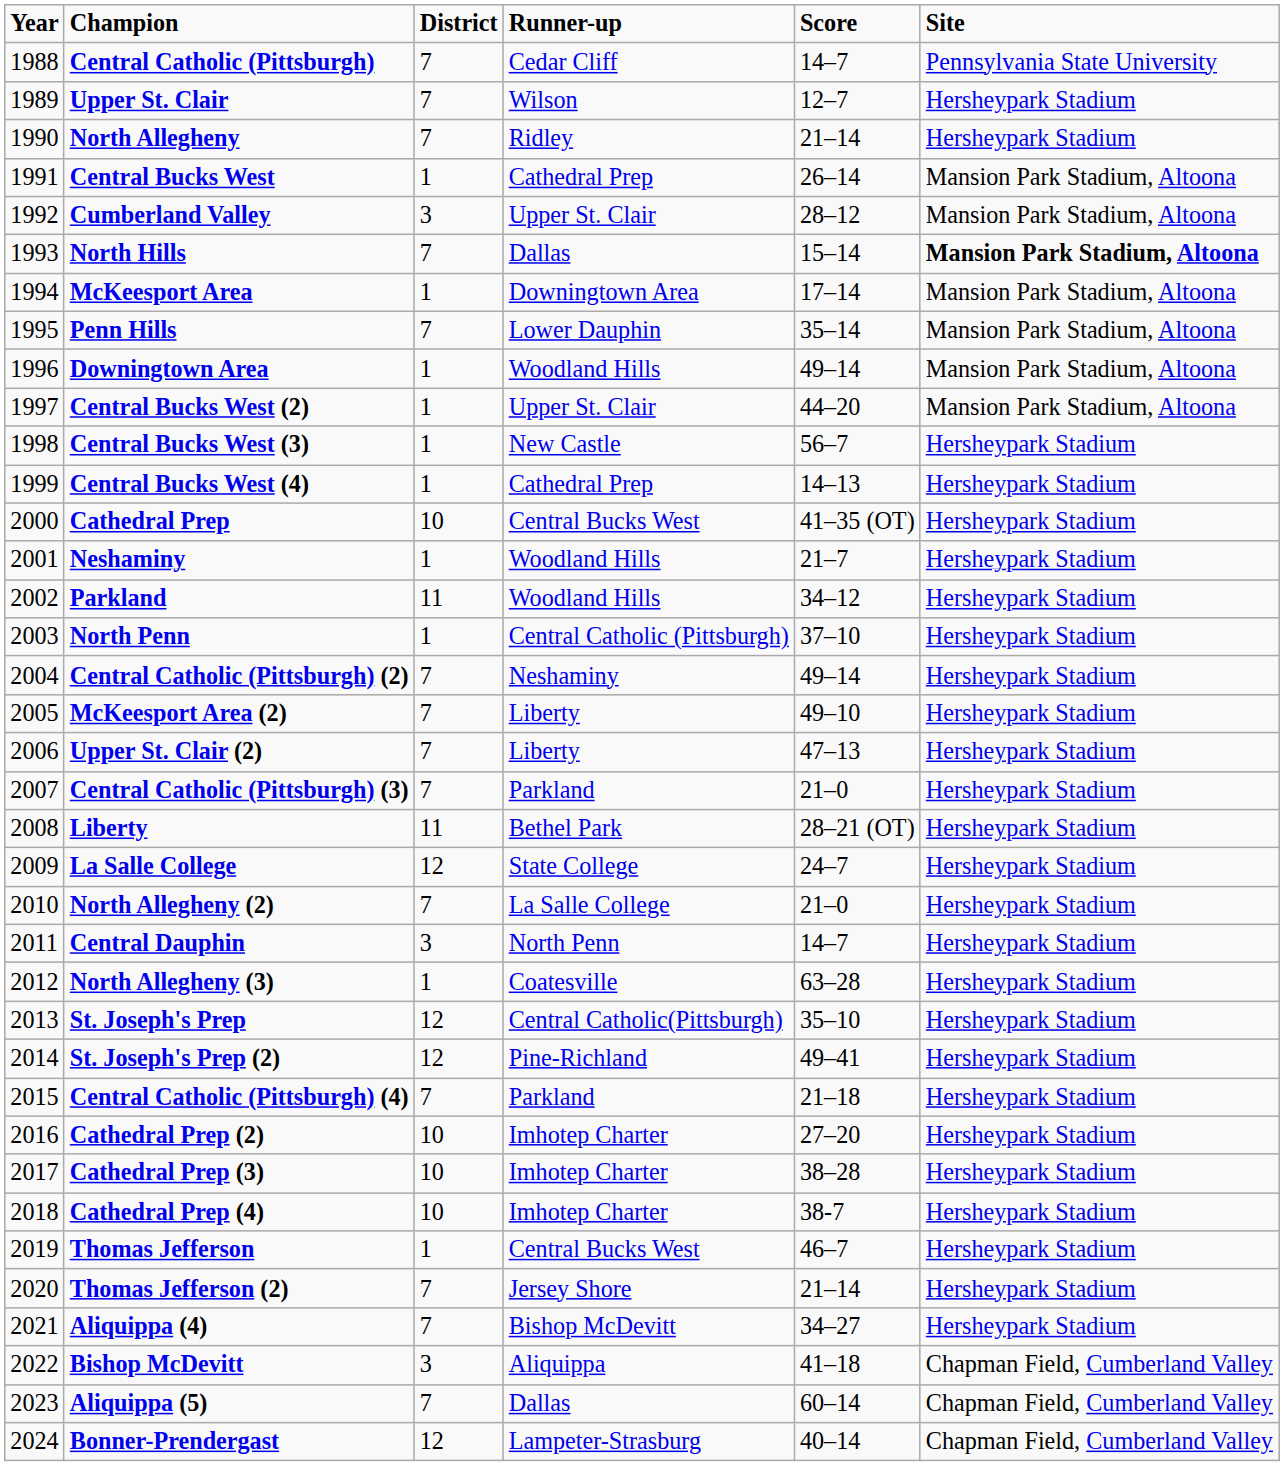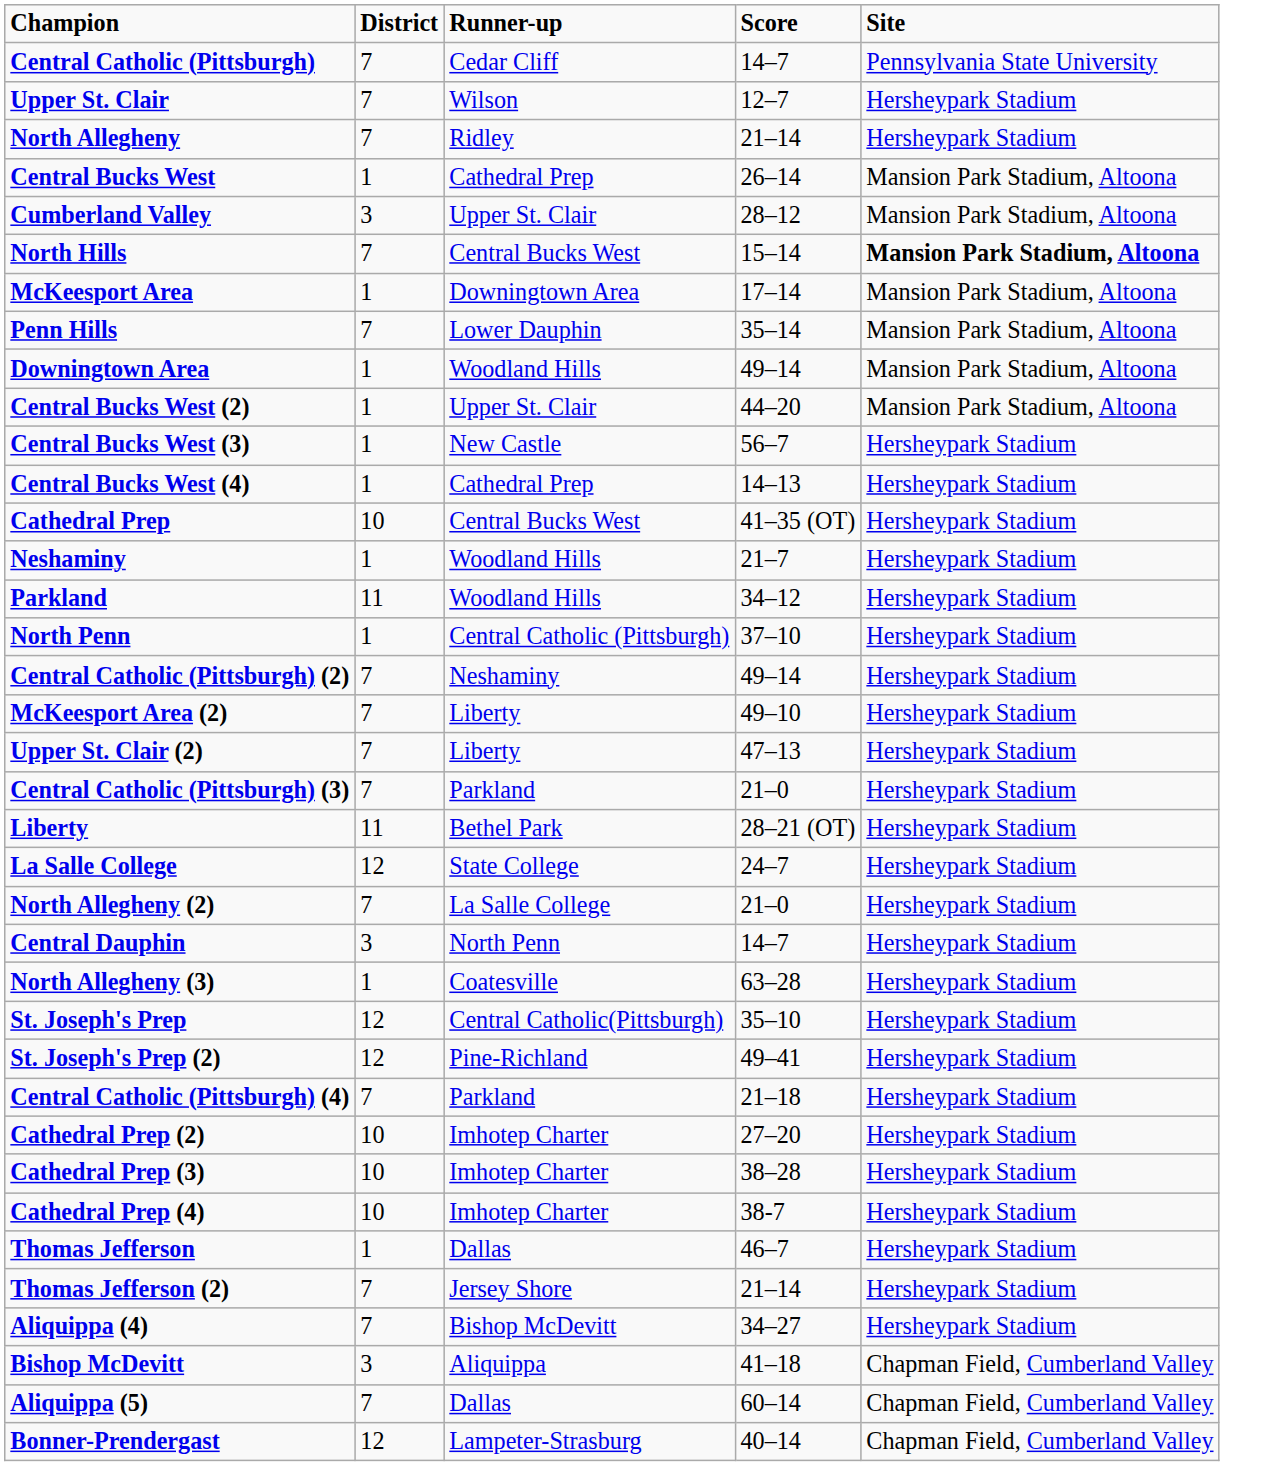- column: (34, 23)
(540, 253) Dallas -> (545, 253) Central Bucks West
(604, 1249) Central Bucks West -> (480, 1249) Dallas
